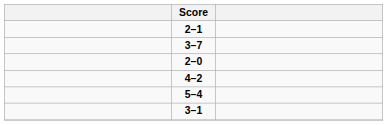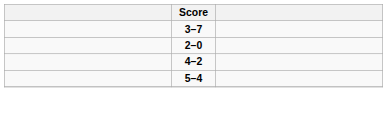- row: (194, 29)
- row: (194, 111)
